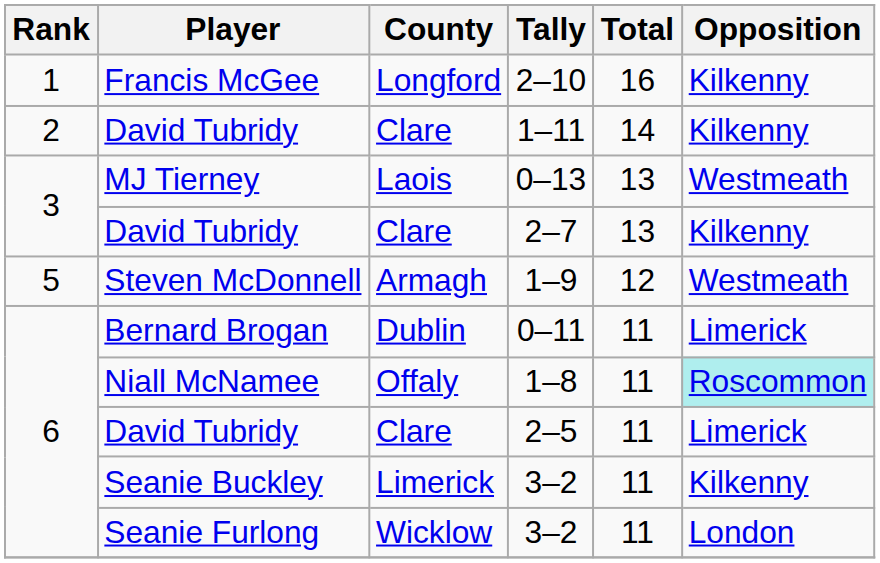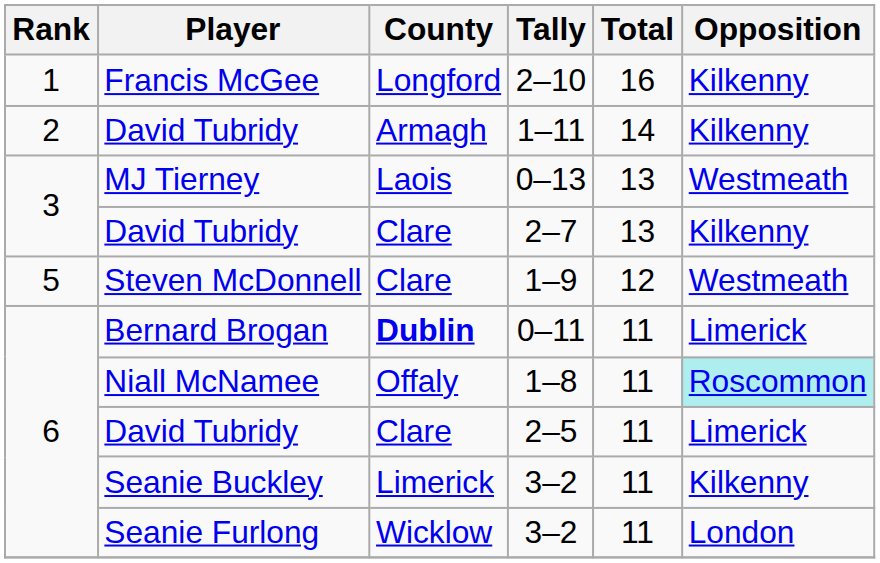(414, 130) Clare -> (432, 130) Armagh
(432, 280) Armagh -> (414, 280) Clare
(421, 331) normal -> (425, 331) bold
